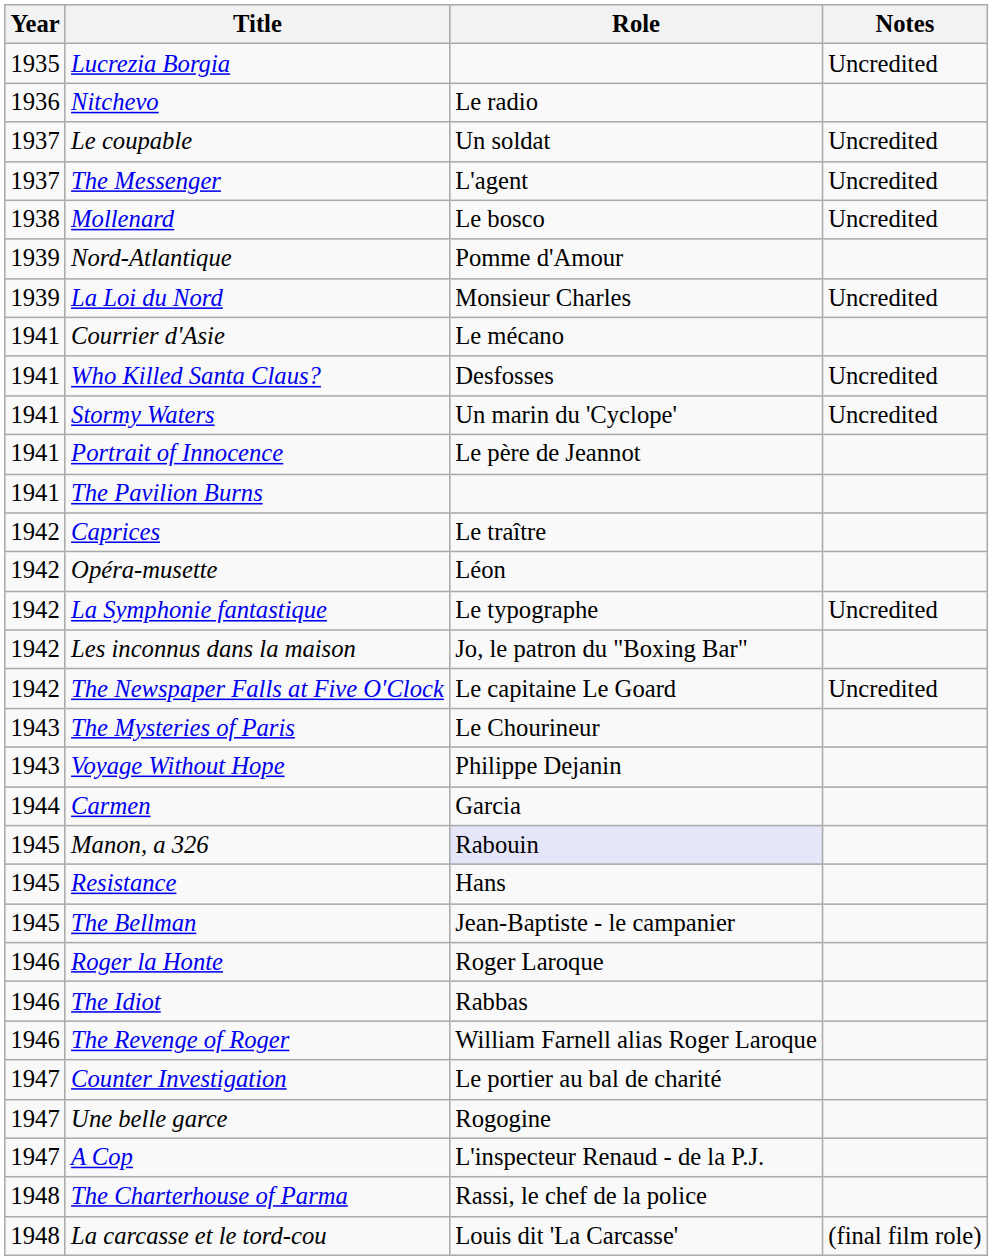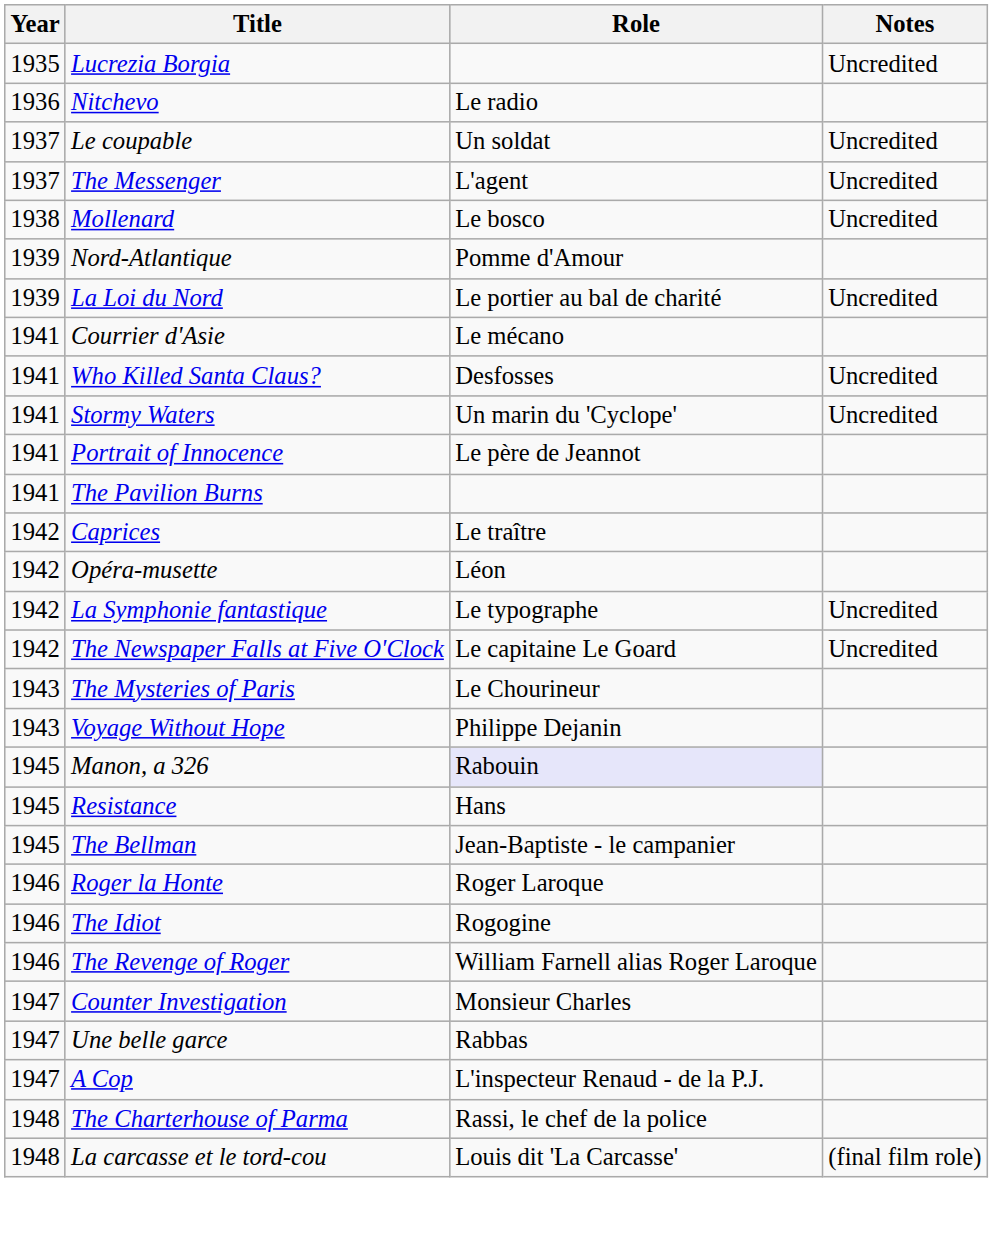(543, 297) Monsieur Charles -> (588, 297) Le portier au bal de charité
- row: (213, 649)
- row: (111, 805)
(491, 1000) Rabbas -> (503, 922) Rogogine
(588, 1079) Le portier au bal de charité -> (543, 1000) Monsieur Charles
(503, 1118) Rogogine -> (491, 1040) Rabbas
